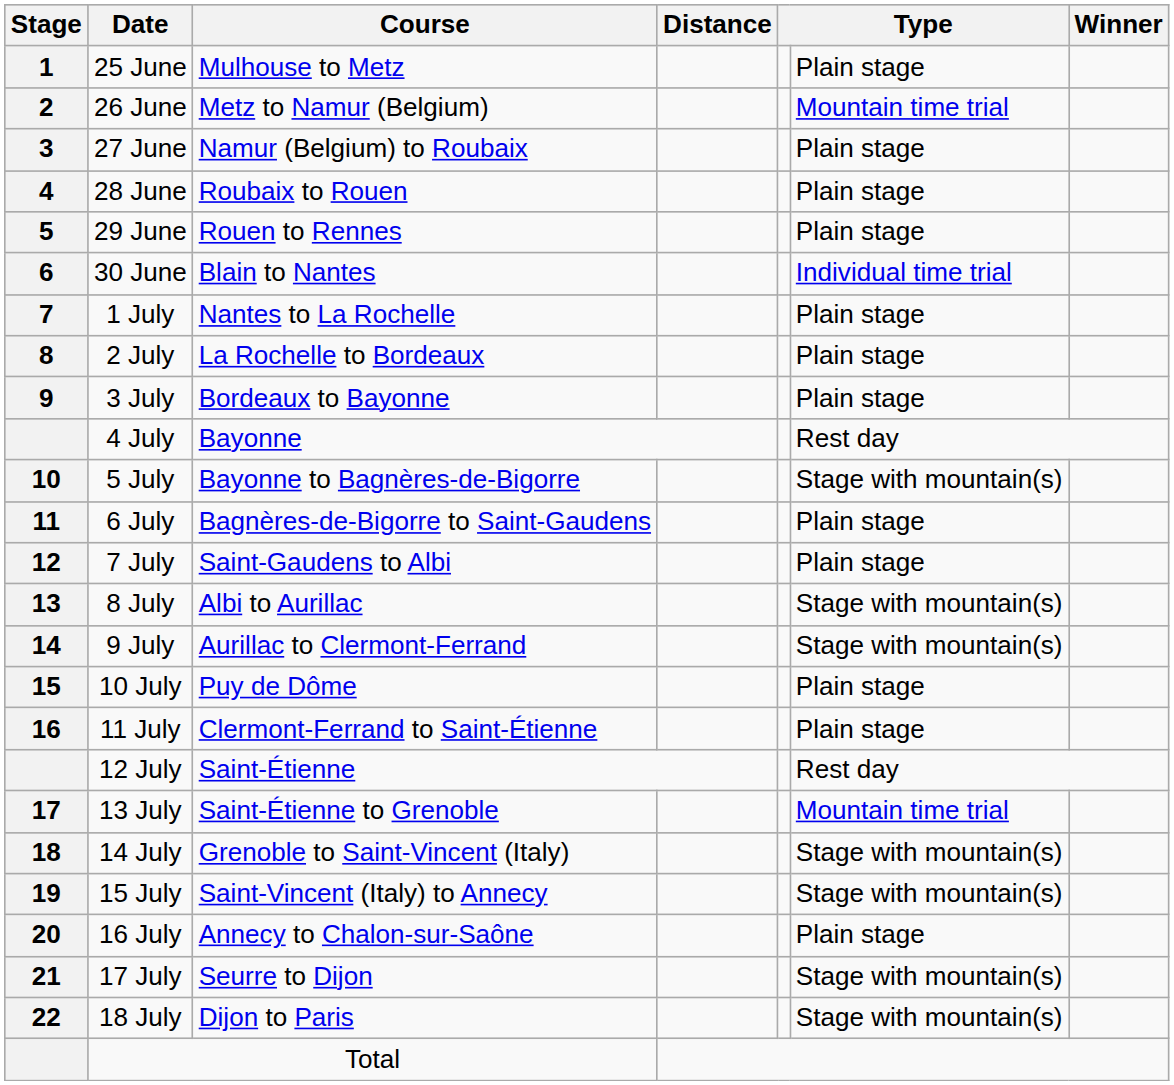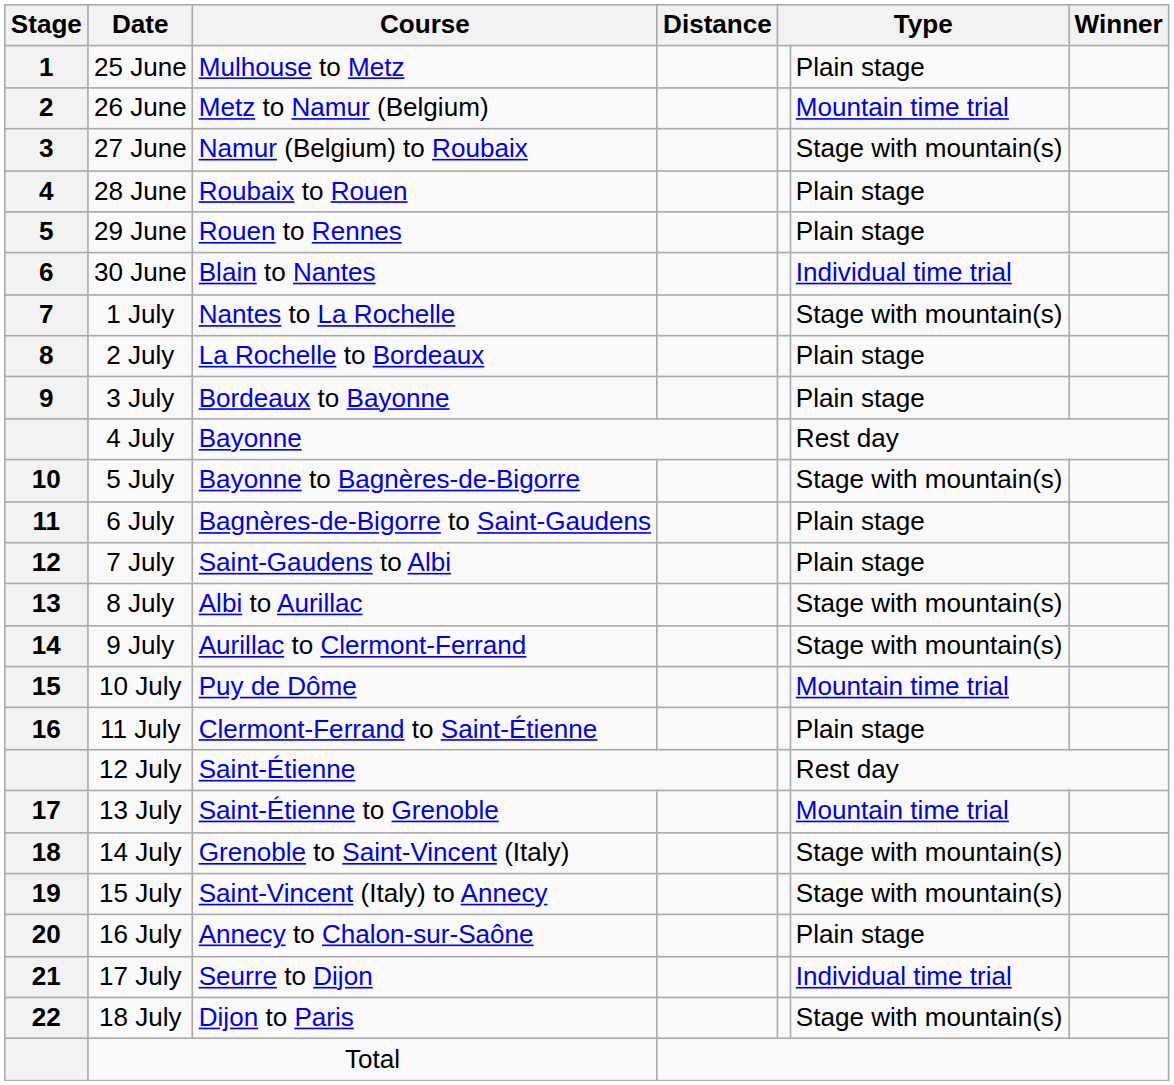(860, 149) Plain stage -> (929, 149) Stage with mountain(s)
(860, 314) Plain stage -> (929, 314) Stage with mountain(s)
(860, 686) Plain stage -> (902, 686) Mountain time trial
(929, 976) Stage with mountain(s) -> (904, 976) Individual time trial
